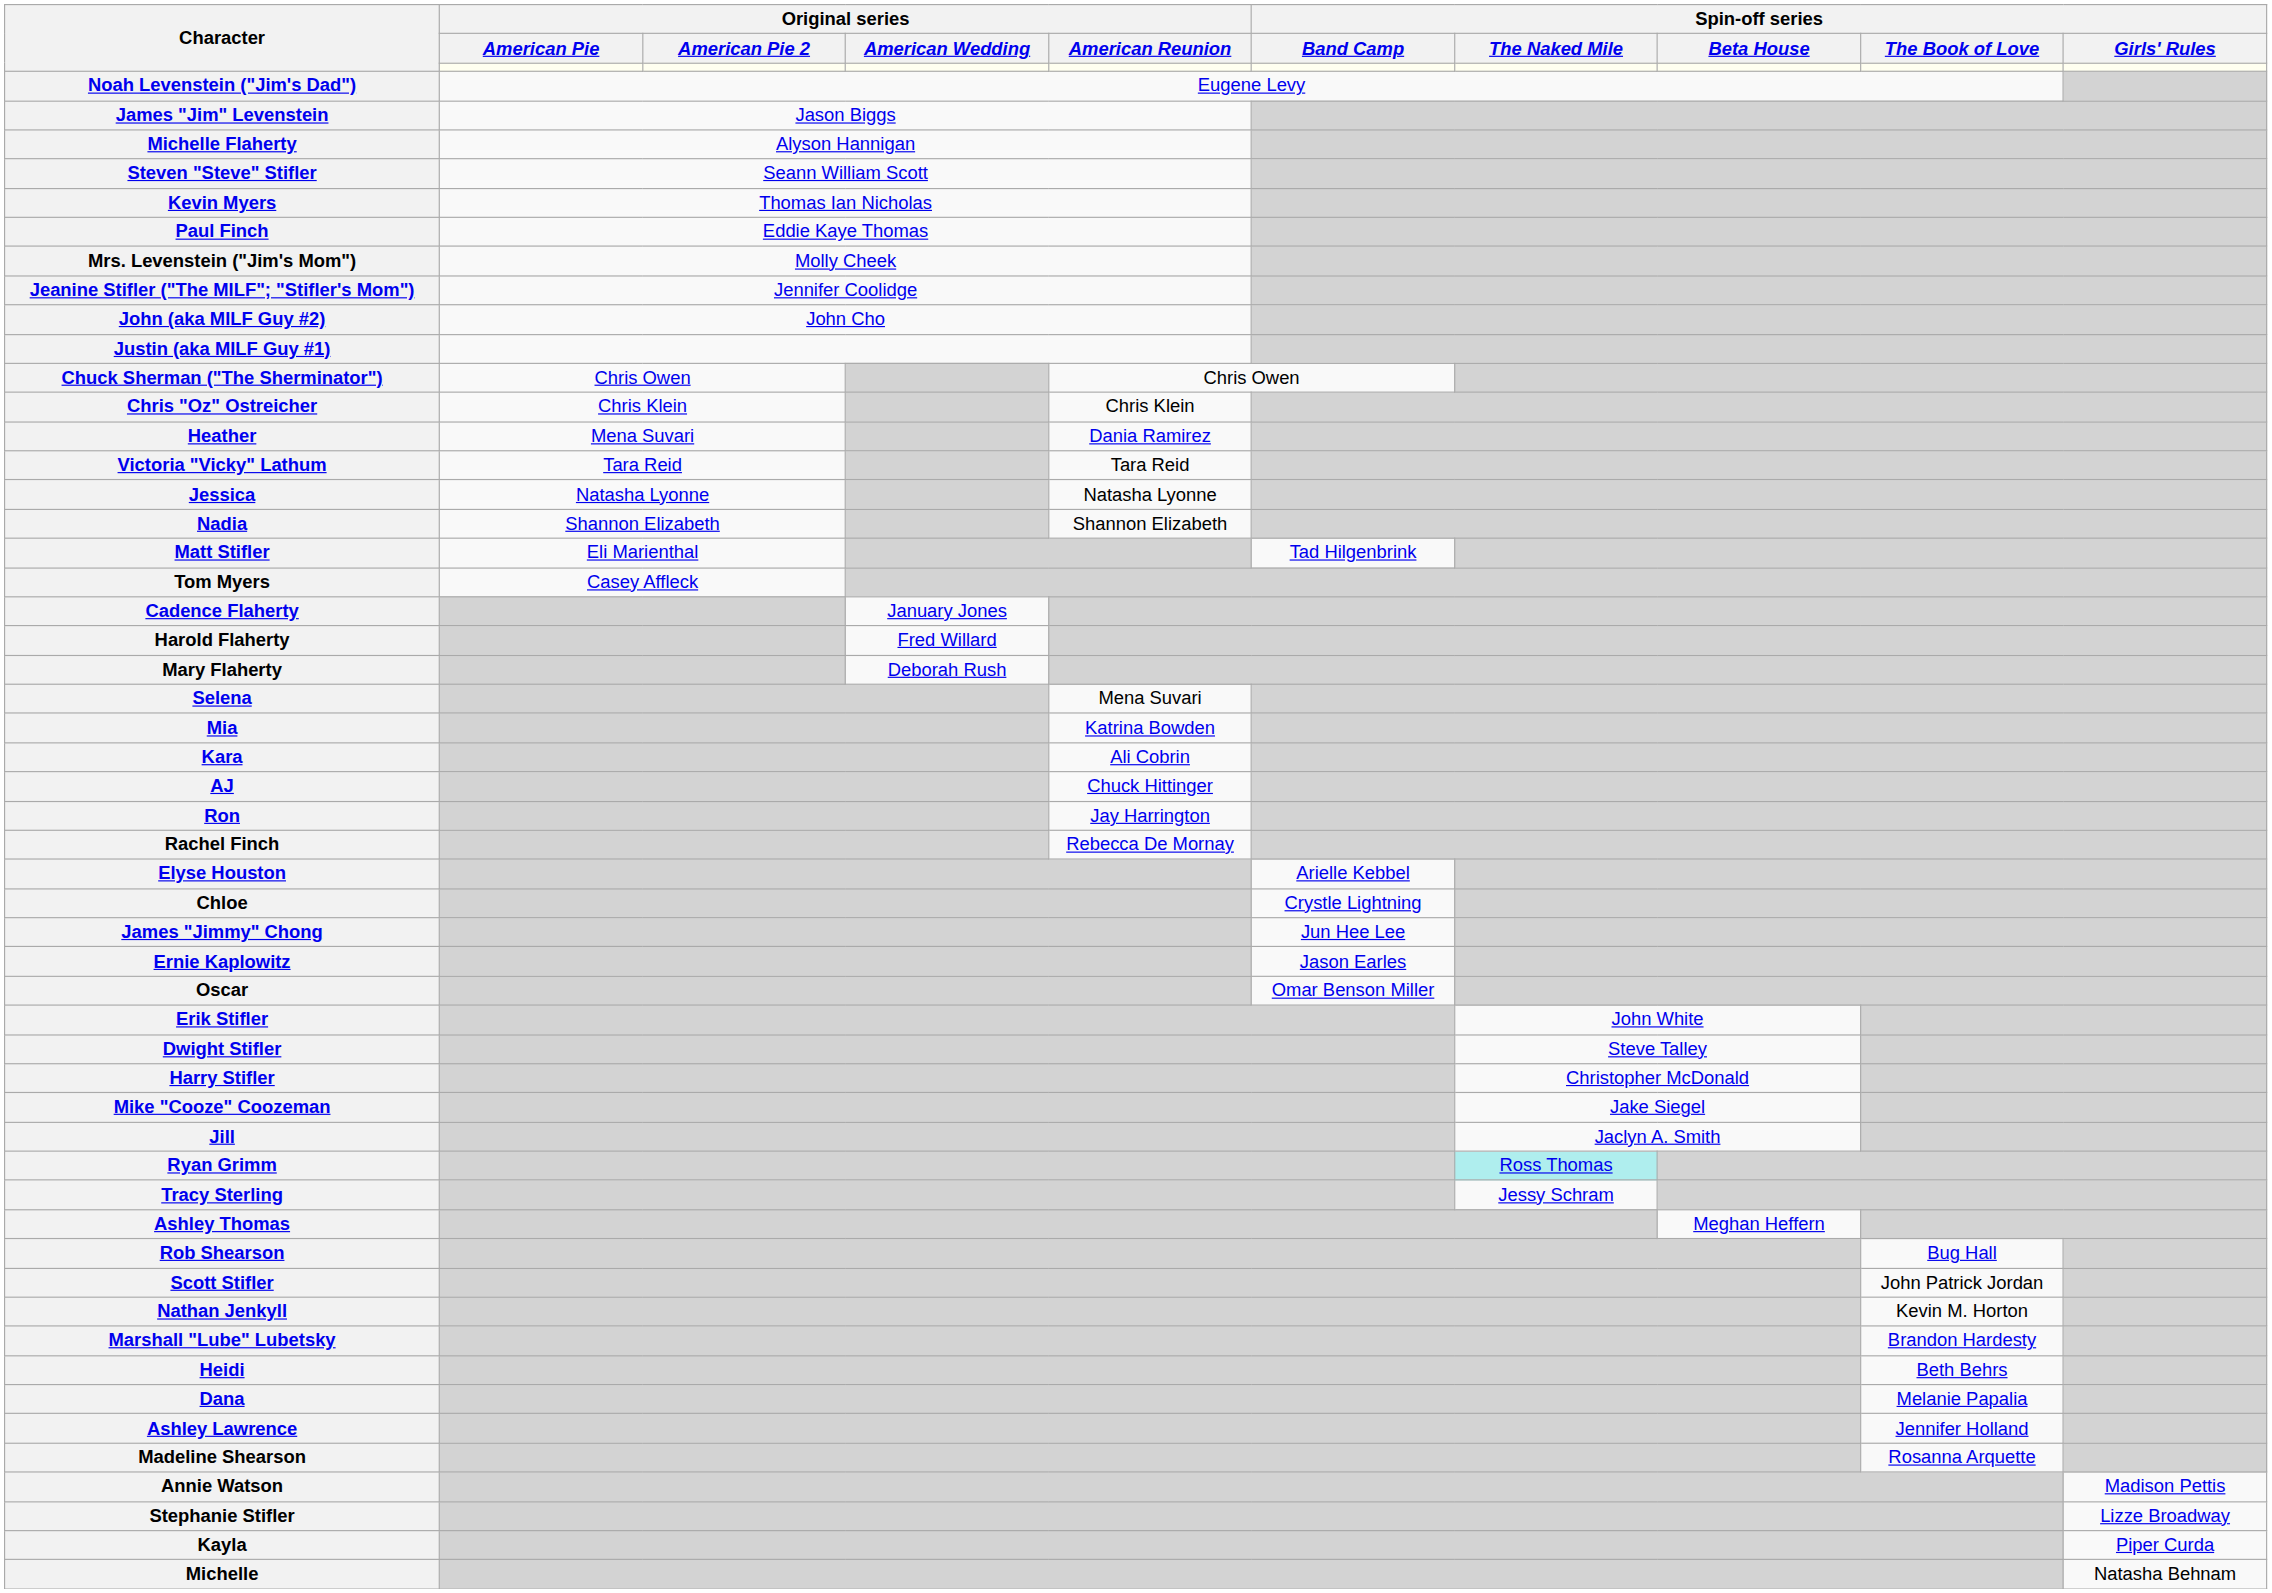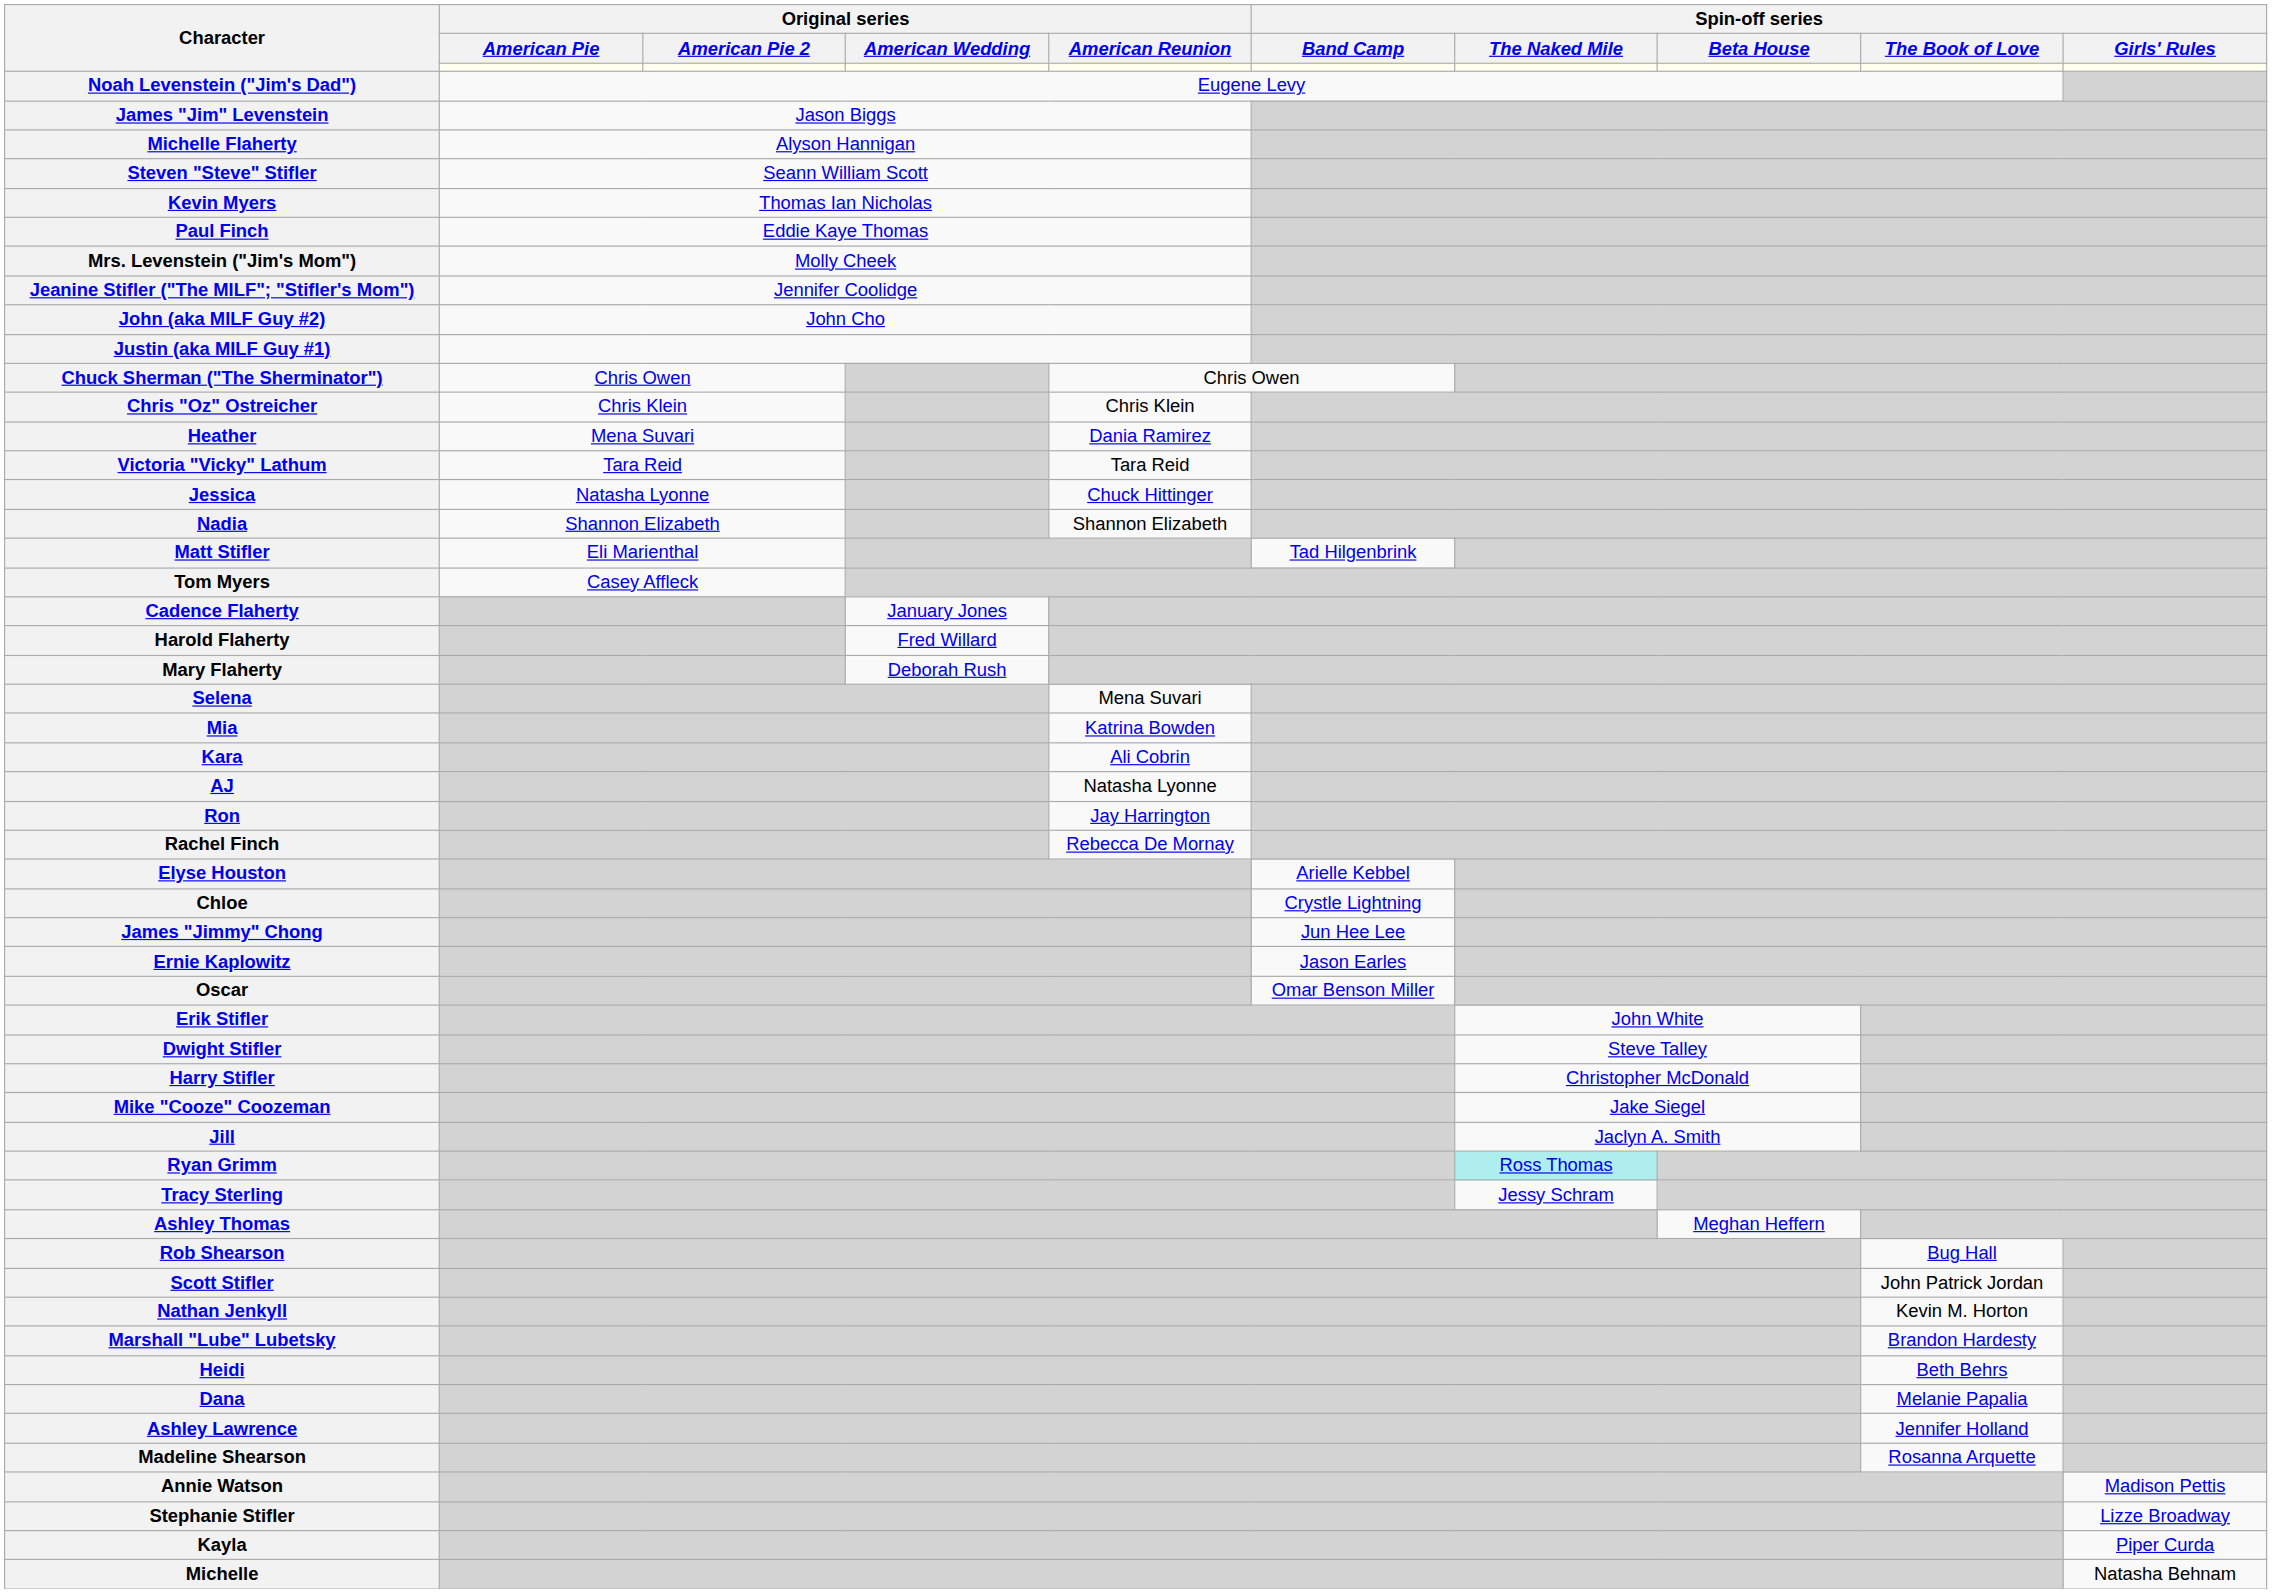(1150, 494) Natasha Lyonne -> (1150, 494) Chuck Hittinger
(1150, 786) Chuck Hittinger -> (1150, 786) Natasha Lyonne
